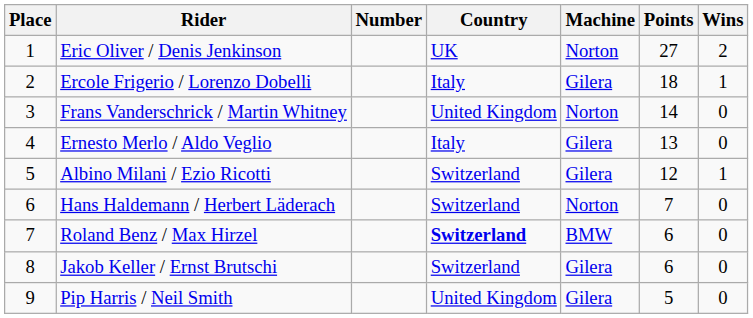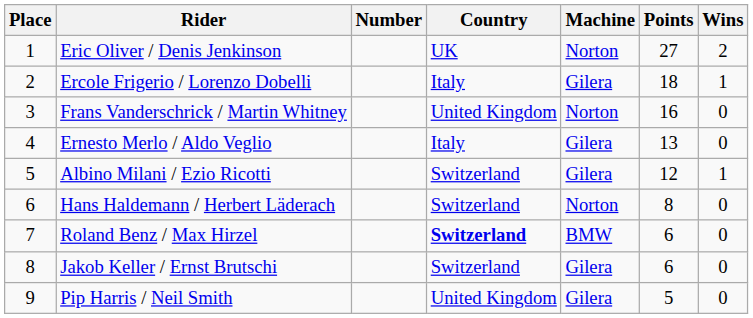(669, 112) 14 -> (669, 112) 16
(669, 205) 7 -> (669, 205) 8
